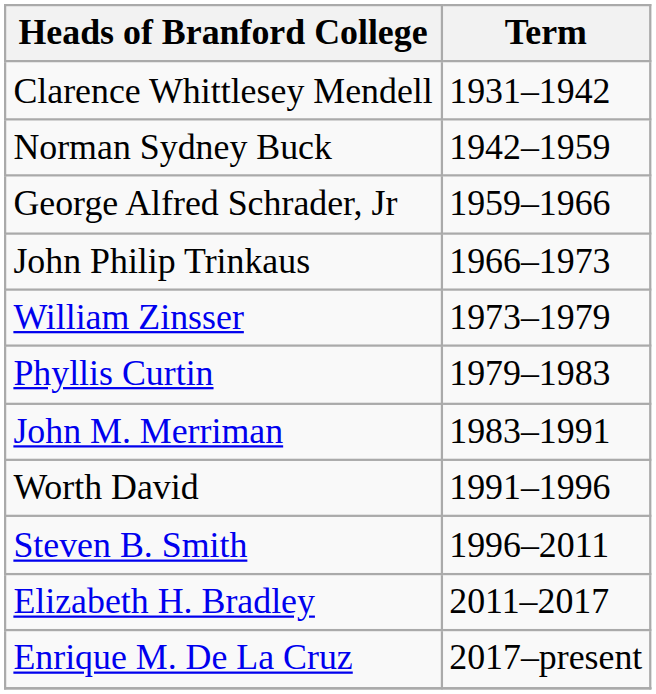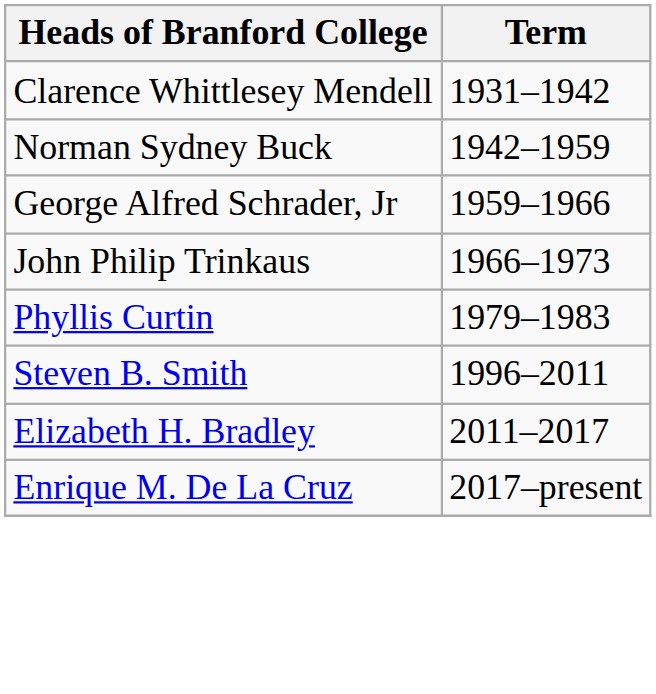- row: (129, 317)
- row: (148, 430)
- row: (106, 487)
